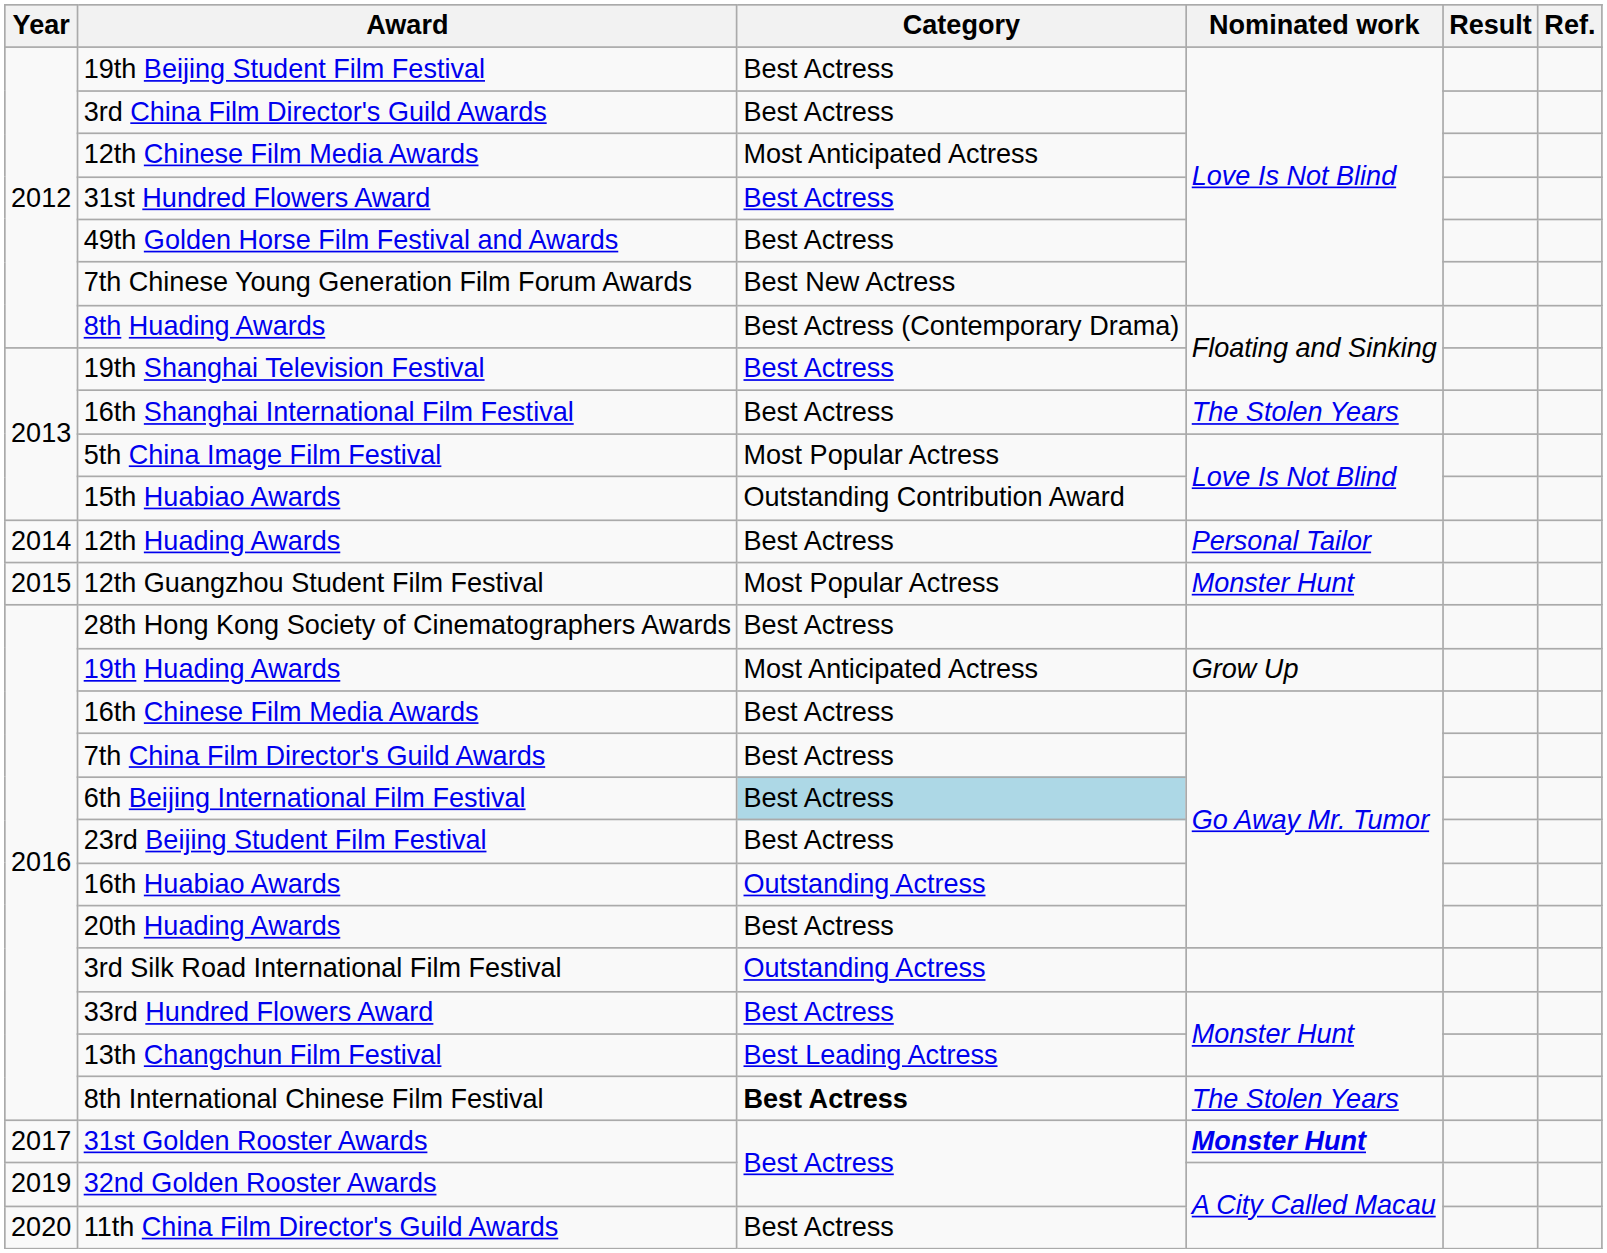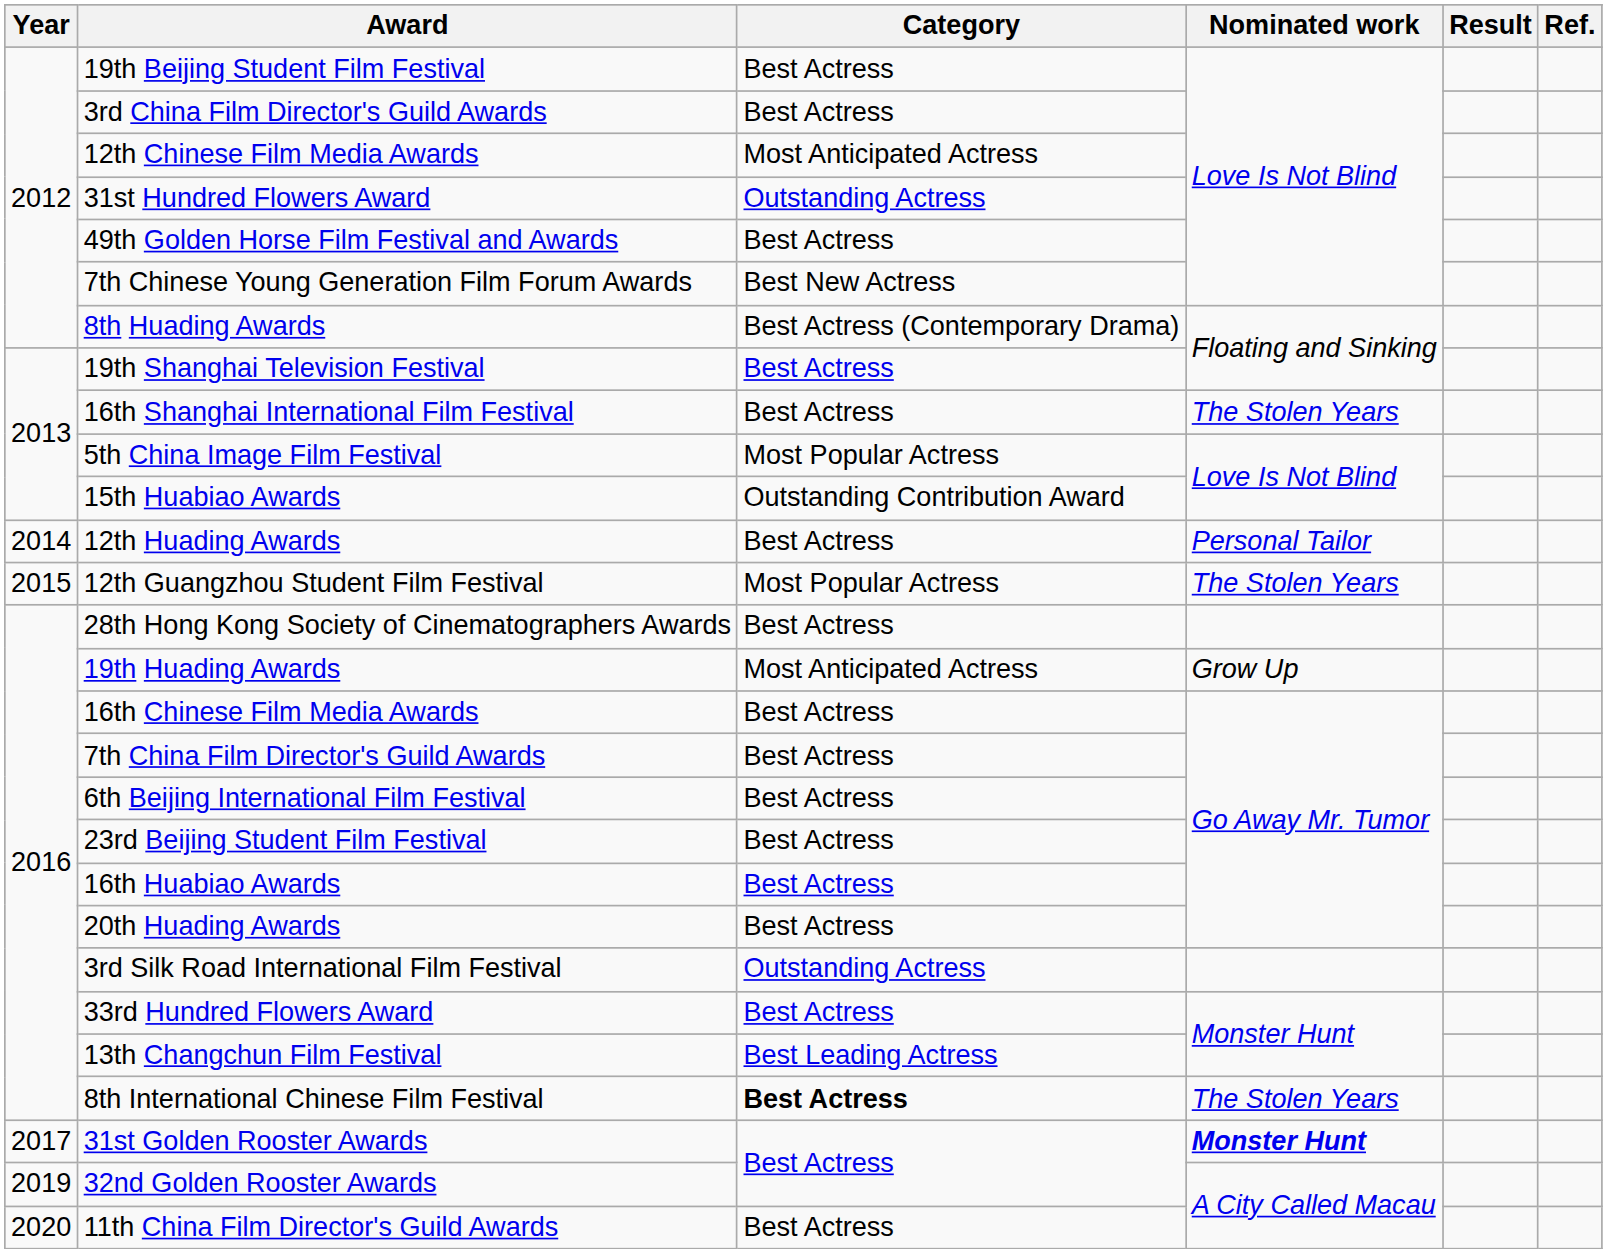(819, 197) Best Actress -> (865, 197) Outstanding Actress
(1273, 583) Monster Hunt -> (1295, 583) The Stolen Years
(819, 797) lightblue background -> (819, 797) no background
(865, 883) Outstanding Actress -> (819, 883) Best Actress
